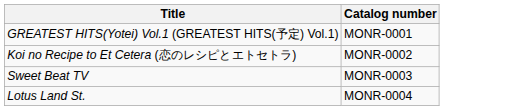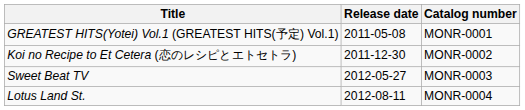+ column: (381, 14)
